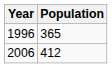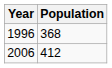(51, 33) 365 -> (51, 33) 368
